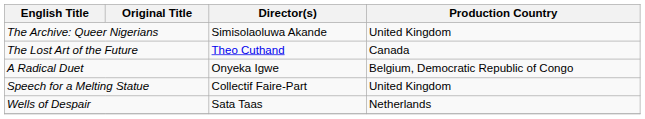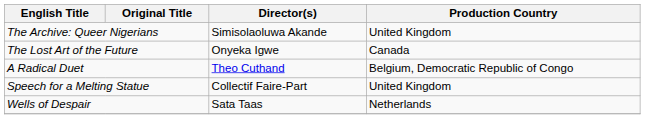(248, 50) Theo Cuthand -> (245, 50) Onyeka Igwe
(245, 68) Onyeka Igwe -> (248, 68) Theo Cuthand
